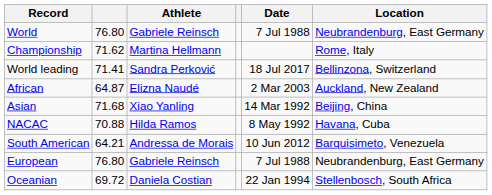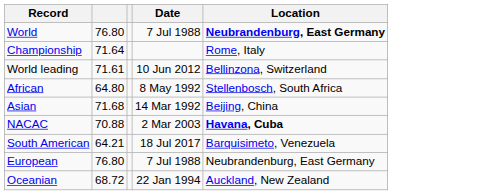- column: (181, 13)
(400, 32) normal -> (295, 32) bold
(110, 50) 71.62 -> (110, 50) 71.64
(110, 69) 71.41 -> (110, 69) 71.61
(280, 69) 18 Jul 2017 -> (168, 69) 10 Jun 2012
(110, 87) 64.87 -> (110, 87) 64.80
(280, 87) 2 Mar 2003 -> (170, 87) 8 May 1992
(377, 87) Auckland, New Zealand -> (274, 87) Stellenbosch, South Africa
(279, 124) 8 May 1992 -> (171, 124) 2 Mar 2003
(352, 124) normal -> (244, 124) bold
(278, 143) 10 Jun 2012 -> (170, 143) 18 Jul 2017
(110, 180) 69.72 -> (110, 180) 68.72
(383, 180) Stellenbosch, South Africa -> (268, 180) Auckland, New Zealand
